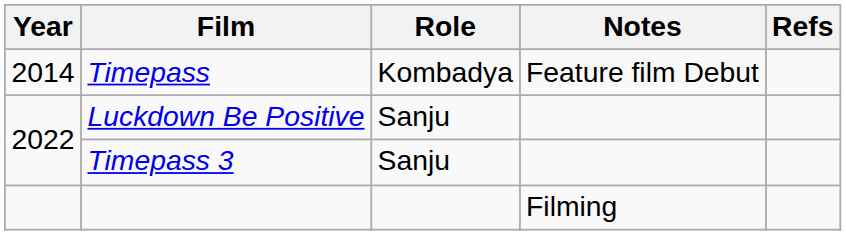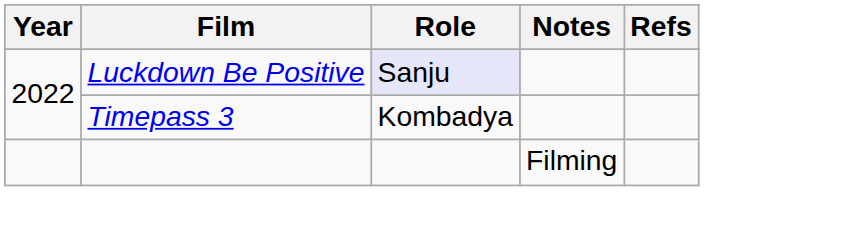- row: (149, 71)
(414, 116) no background -> (414, 71) lavender background
(414, 161) Sanju -> (445, 116) Kombadya
